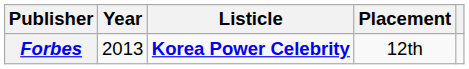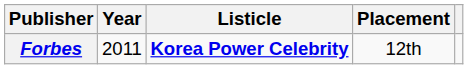(123, 48) 2013 -> (122, 48) 2011
